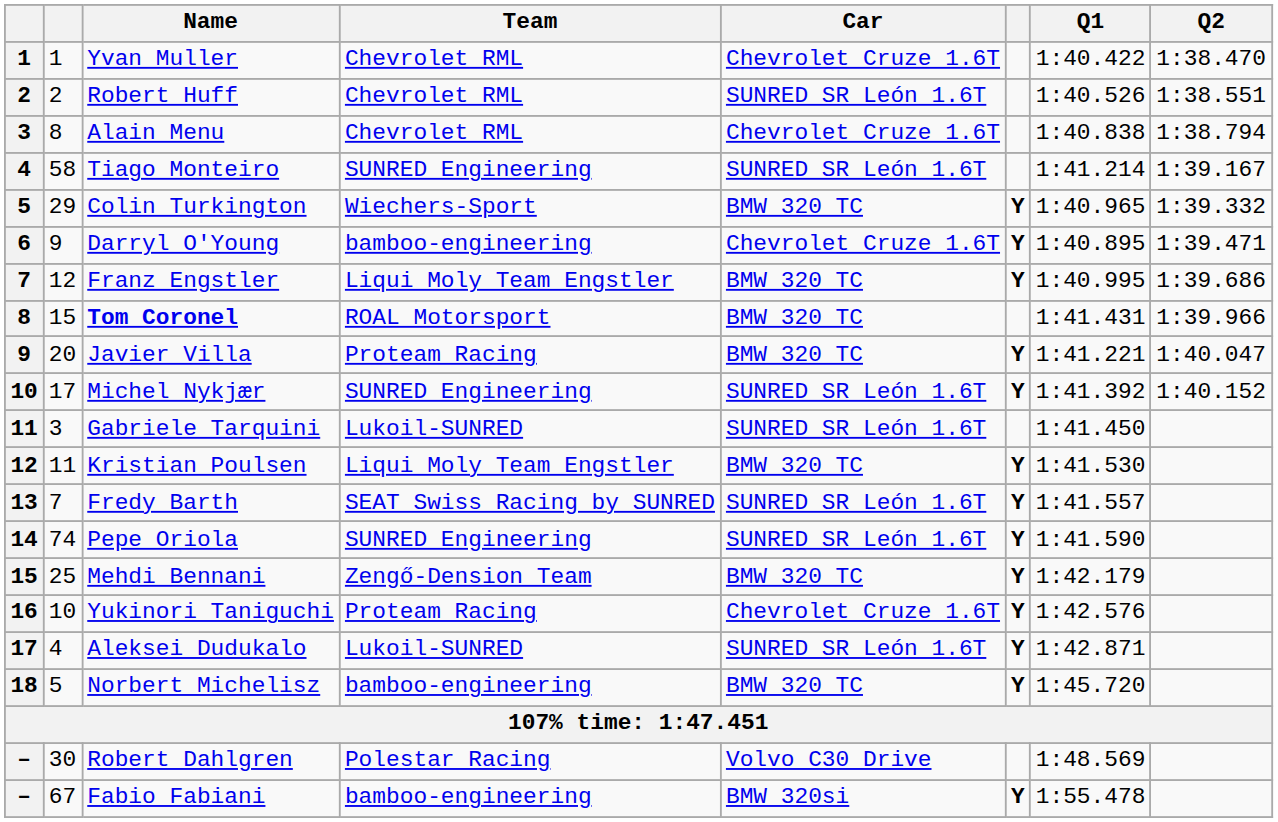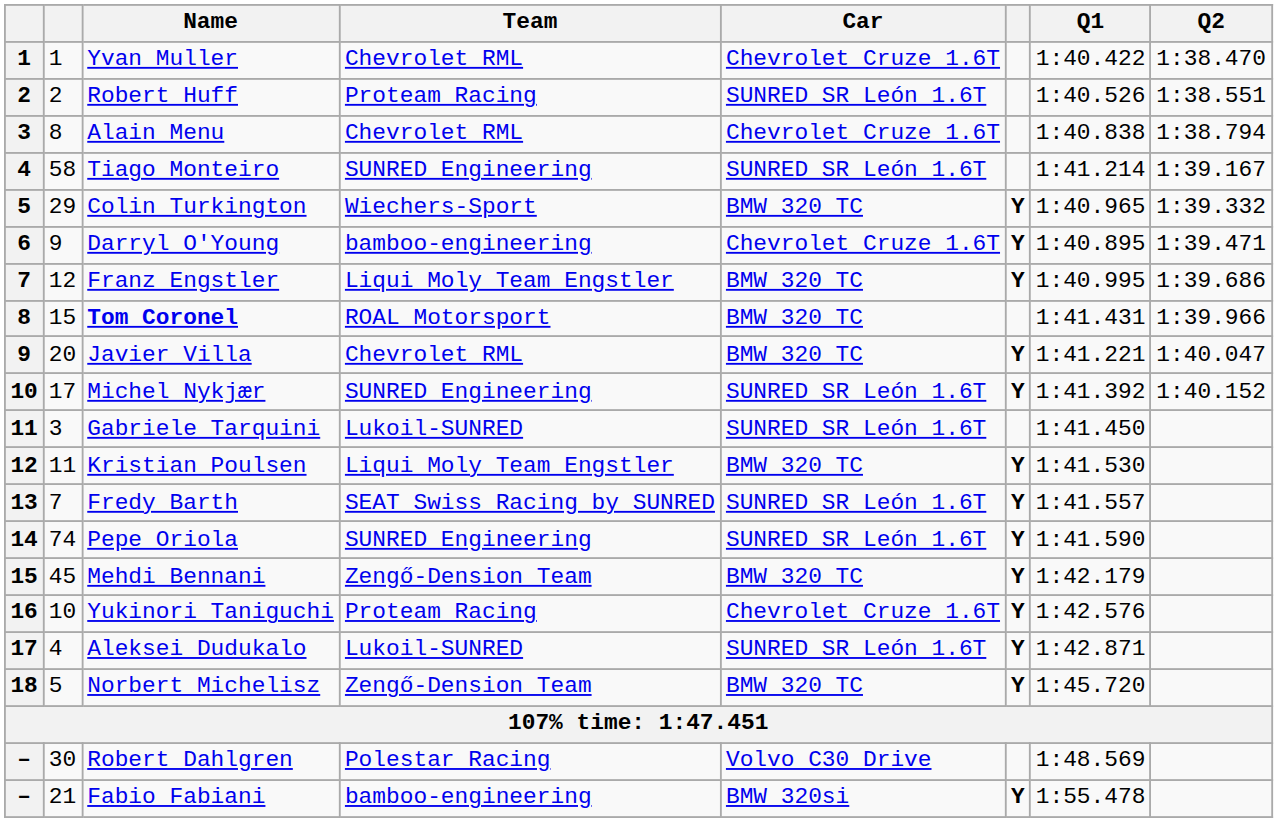(434, 97) Chevrolet RML -> (441, 97) Proteam Racing
(441, 356) Proteam Racing -> (434, 356) Chevrolet RML
(63, 577) 25 -> (63, 577) 45
(468, 688) bamboo-engineering -> (468, 688) Zengő-Dension Team
(63, 798) 67 -> (63, 798) 21
